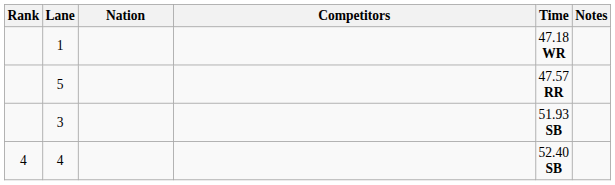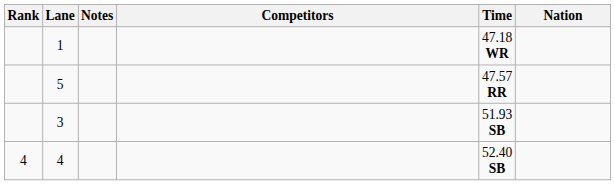columns swapped: (126, 15) <-> (591, 15)
